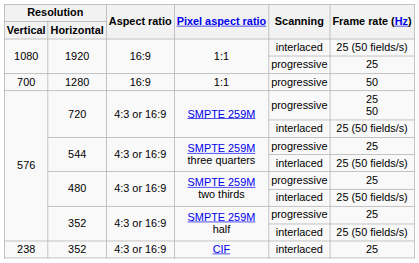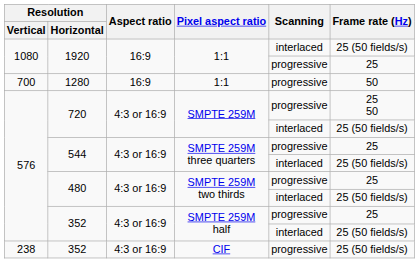(299, 249) interlaced -> (299, 249) progressive
(372, 249) 25 -> (372, 249) 25 (50 fields/s)
